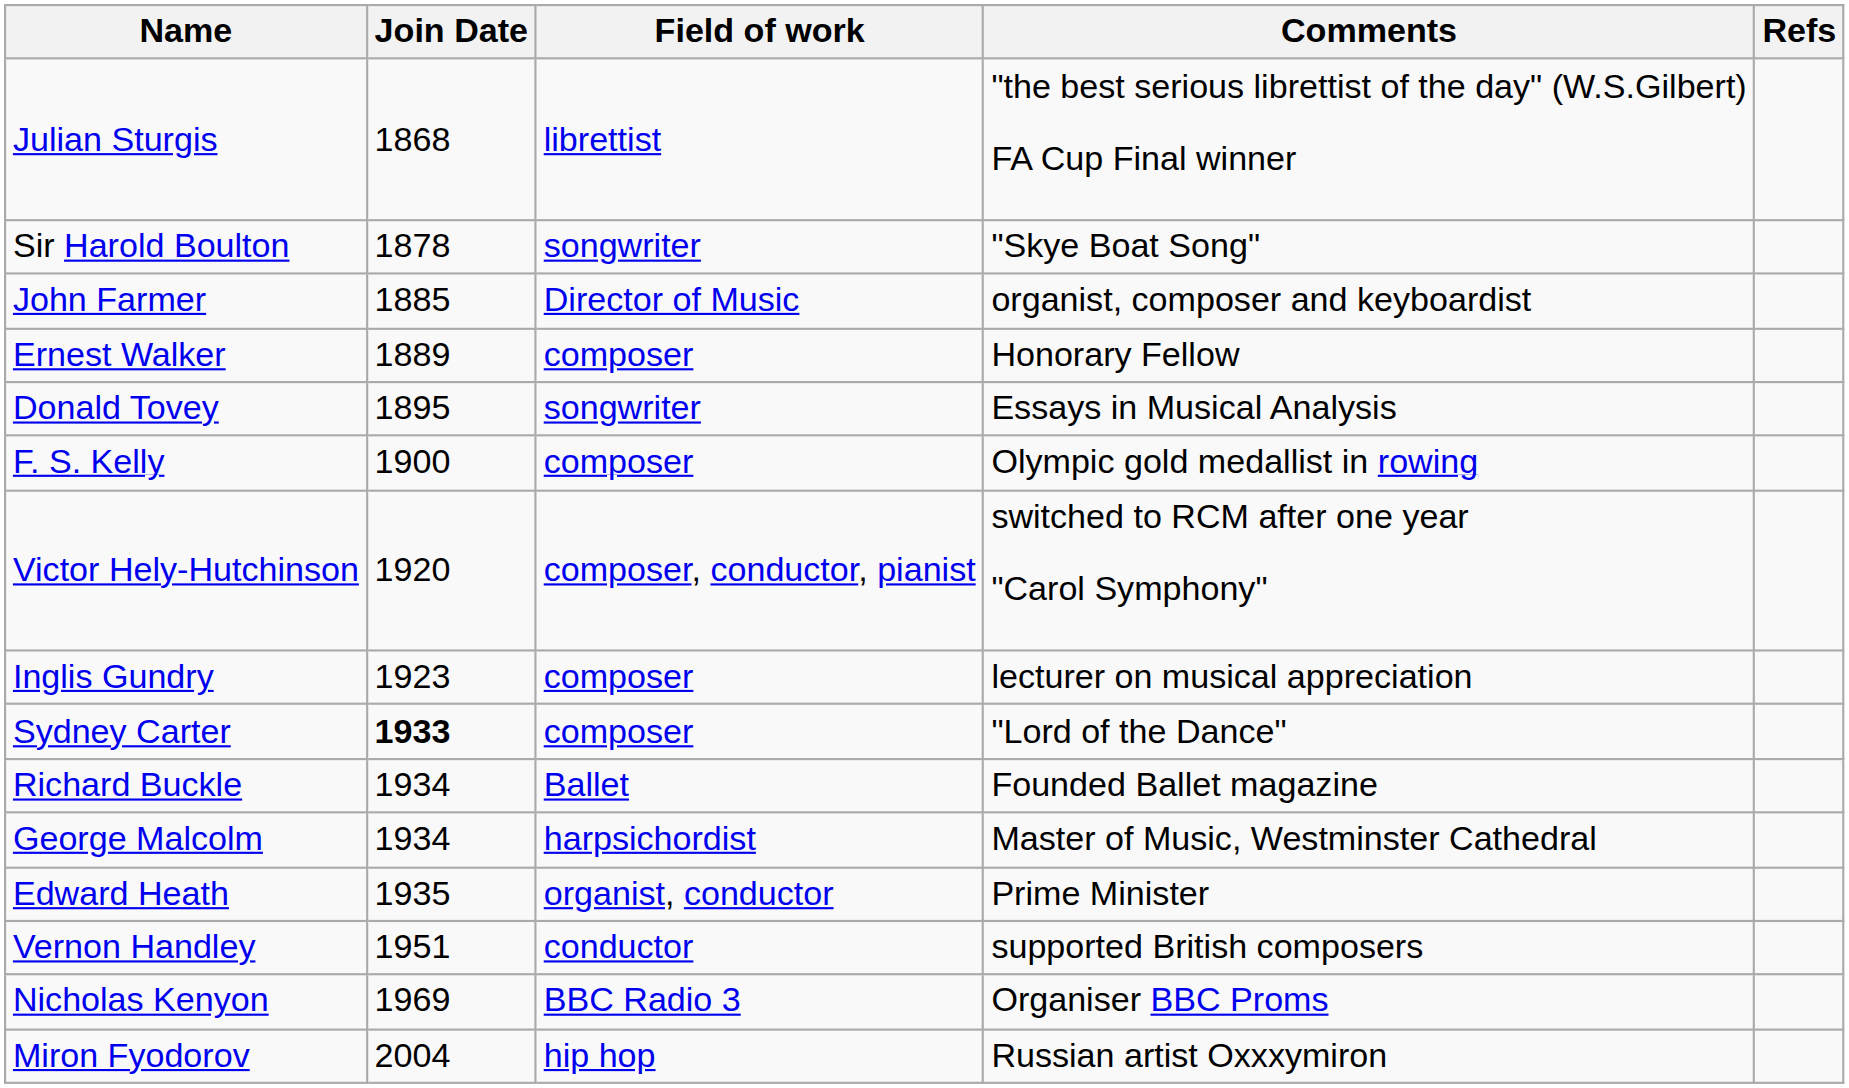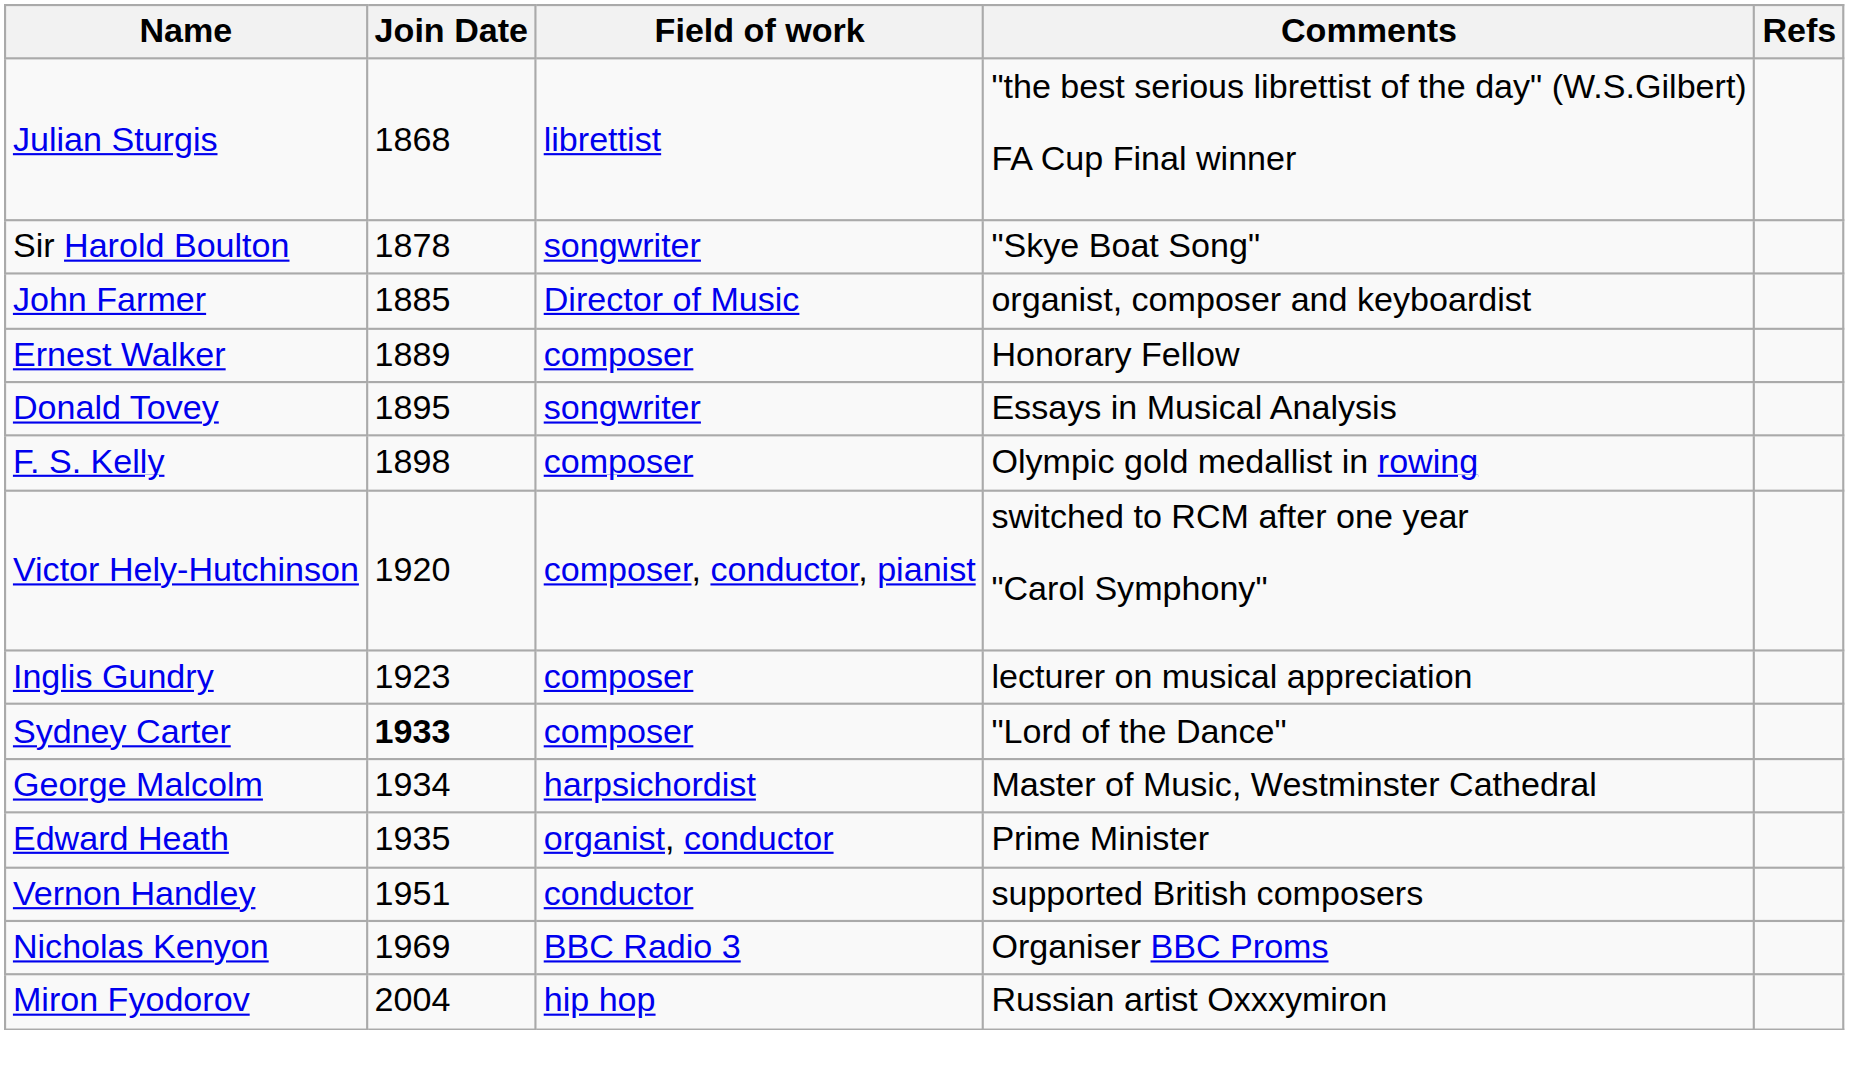(413, 462) 1900 -> (413, 462) 1898
- row: (128, 785)
